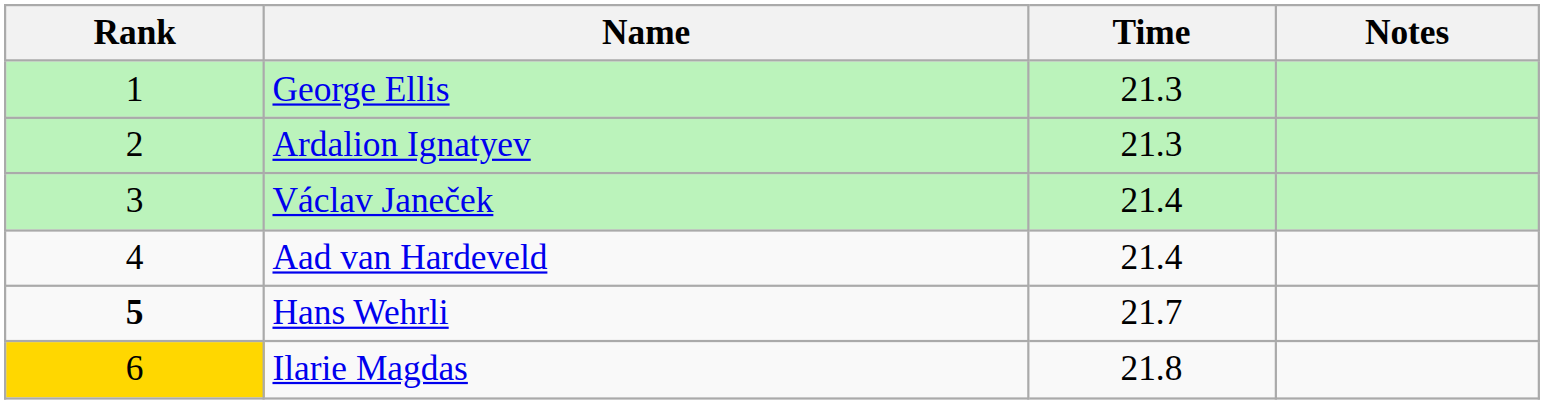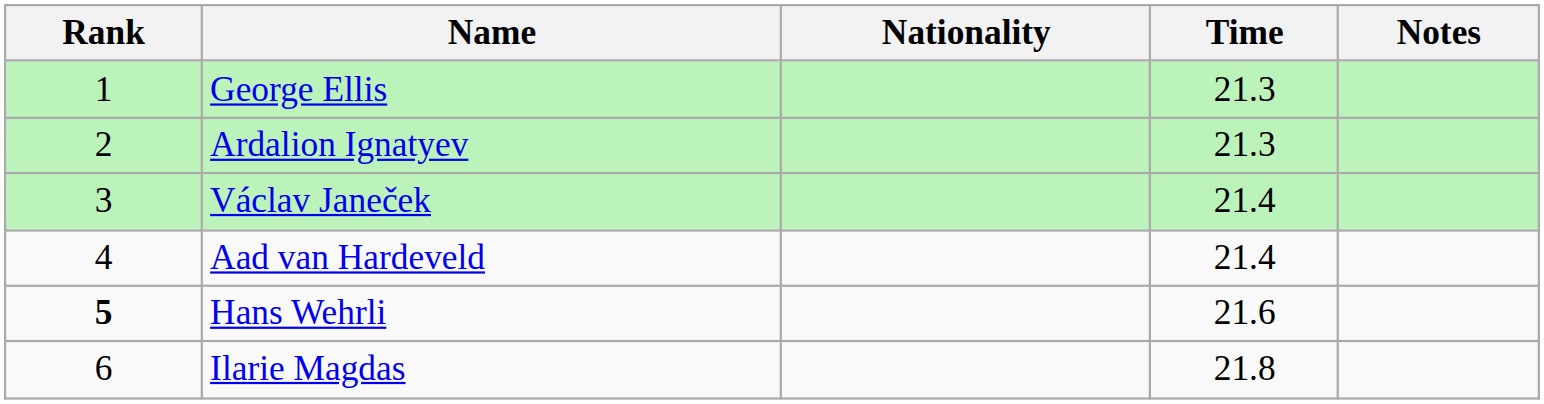+ column: (966, 32)
(1151, 312) 21.7 -> (1245, 312) 21.6
(135, 369) gold background -> (104, 369) no background
